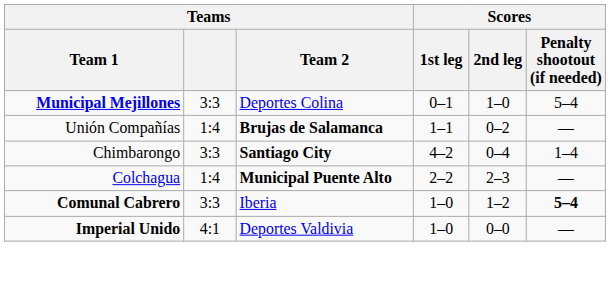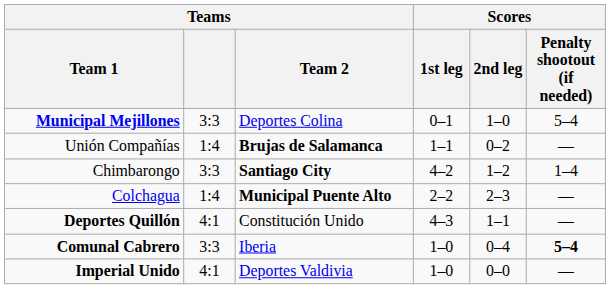(498, 153) 0–4 -> (498, 171) 1–2
+ row: (122, 221)
(498, 203) 1–2 -> (498, 246) 0–4
